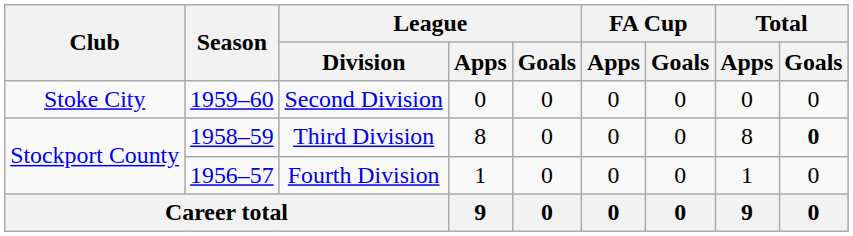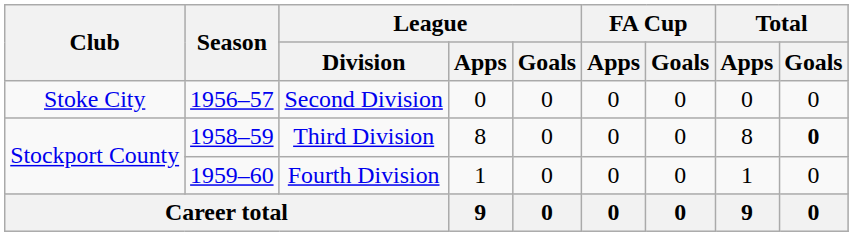(232, 99) 1959–60 -> (232, 99) 1956–57
(232, 174) 1956–57 -> (232, 174) 1959–60
